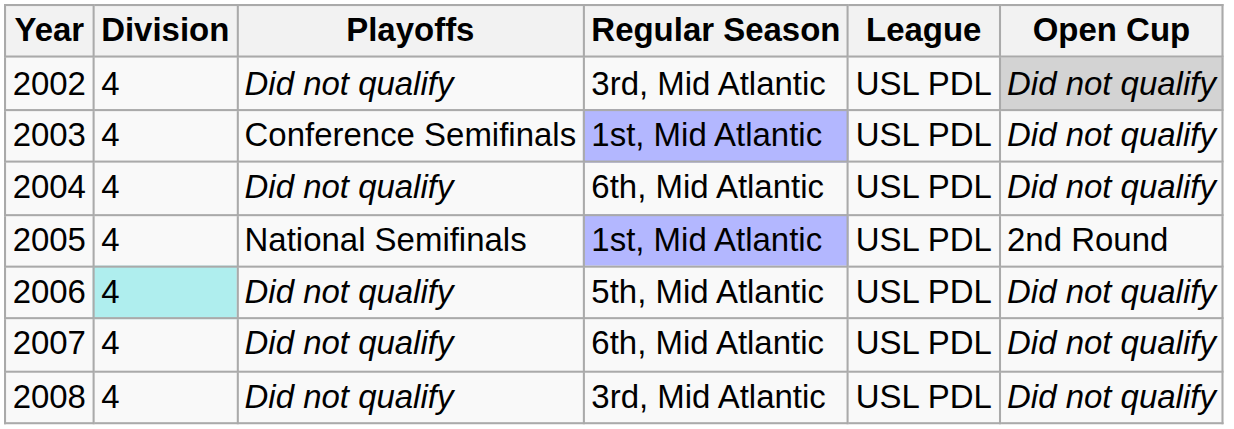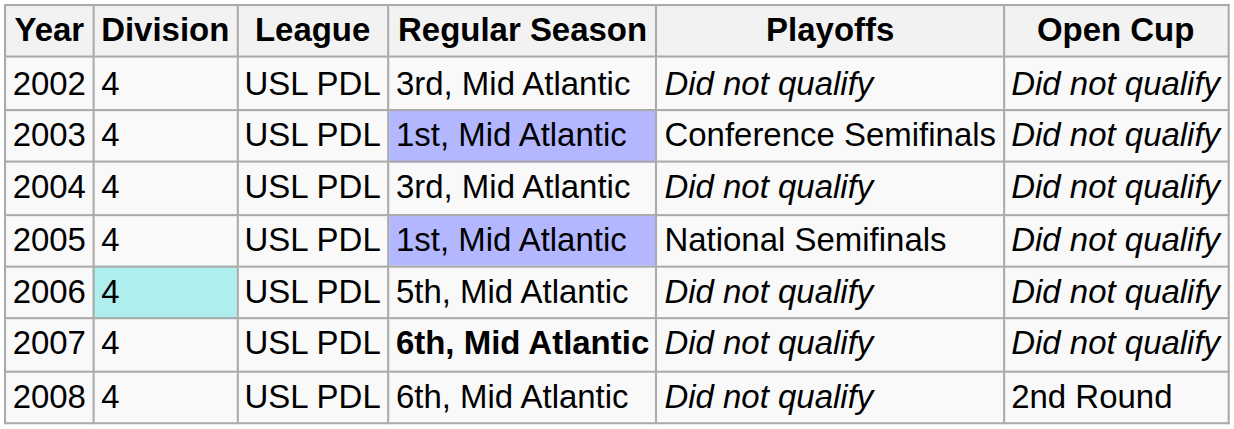columns swapped: (924, 30) <-> (410, 30)
(1111, 82) lightgrey background -> (1116, 82) no background
(708, 187) 6th, Mid Atlantic -> (513, 187) 3rd, Mid Atlantic
(1088, 239) 2nd Round -> (1116, 239) Did not qualify
(708, 344) normal -> (523, 344) bold
(709, 396) 3rd, Mid Atlantic -> (512, 396) 6th, Mid Atlantic
(1111, 396) Did not qualify -> (1092, 396) 2nd Round
